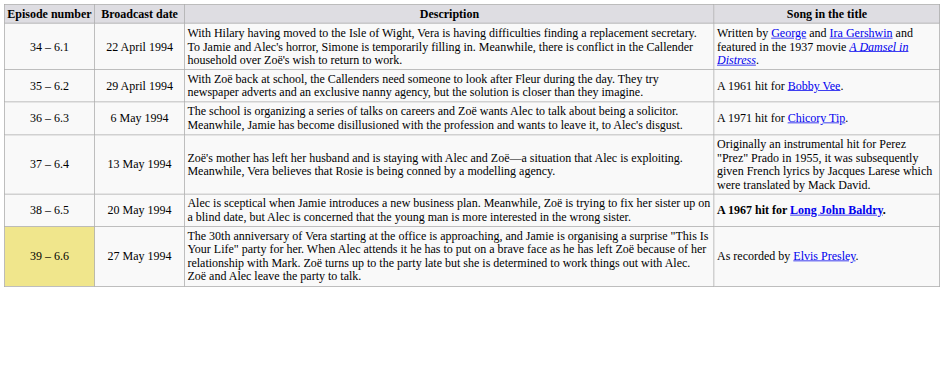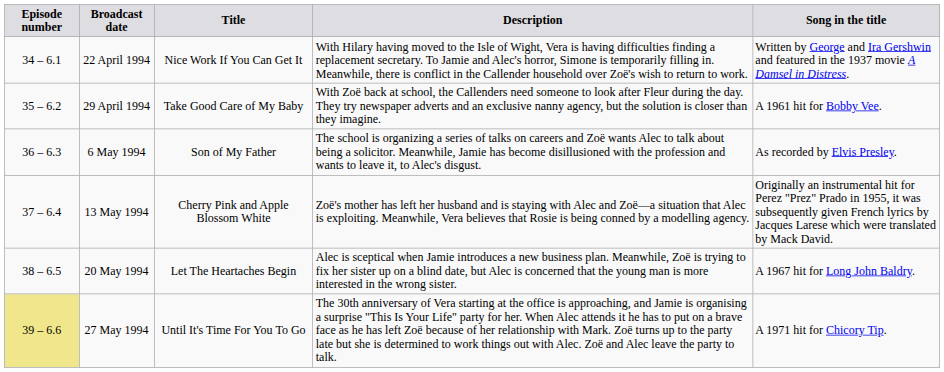+ column: (233, 20)
(783, 118) A 1971 hit for Chicory Tip. -> (826, 152) As recorded by Elvis Presley.
(801, 210) bold -> (835, 271) normal
(788, 256) As recorded by Elvis Presley. -> (821, 330) A 1971 hit for Chicory Tip.
